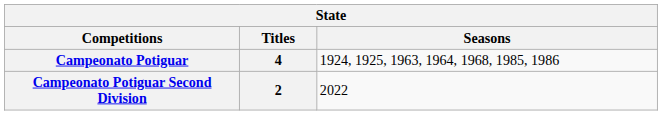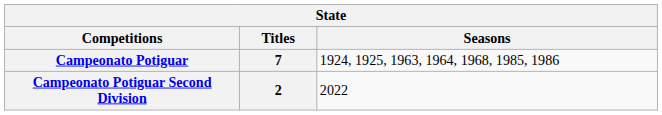(278, 60) 4 -> (278, 60) 7
